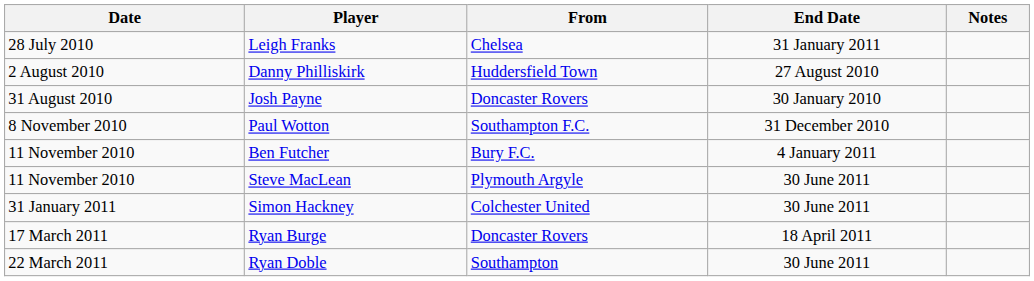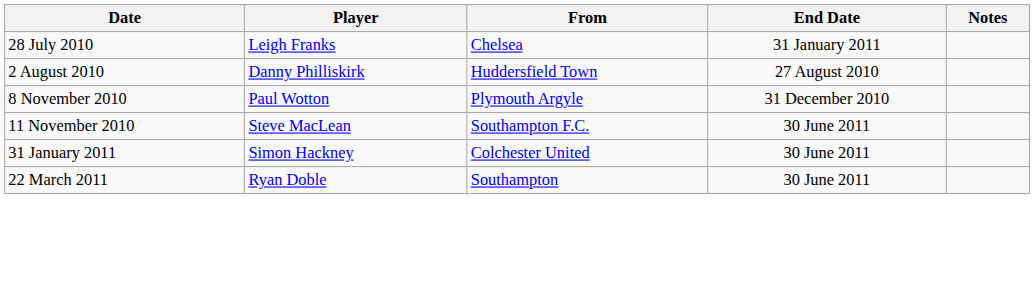- row: (285, 99)
(530, 126) Southampton F.C. -> (527, 99) Plymouth Argyle
- row: (289, 153)
(527, 180) Plymouth Argyle -> (530, 126) Southampton F.C.
- row: (287, 234)
